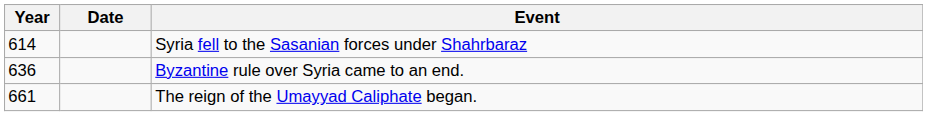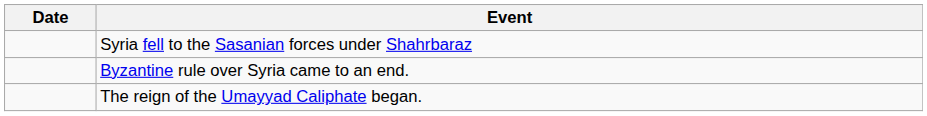- column: (32, 17)
